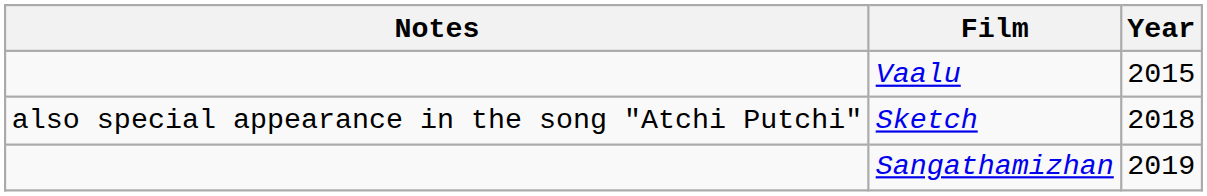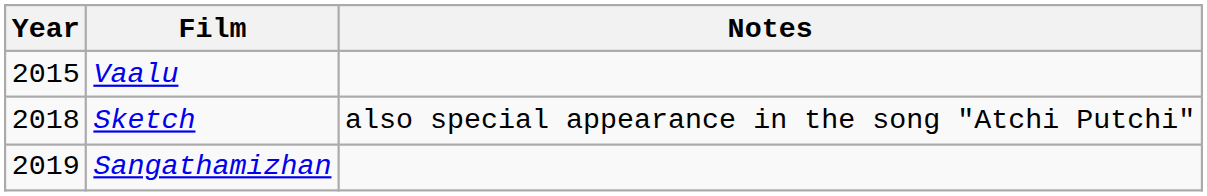columns swapped: (1161, 28) <-> (437, 28)
